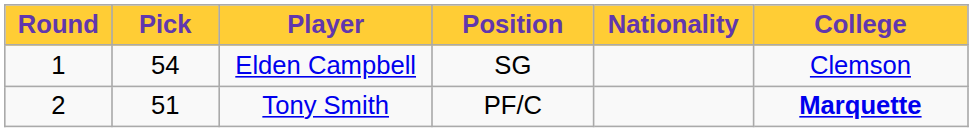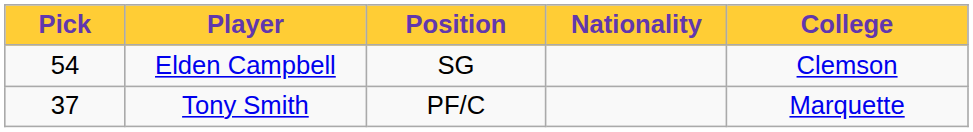- column: (58, 24)
(165, 106) 51 -> (65, 106) 37
(860, 106) bold -> (847, 106) normal
